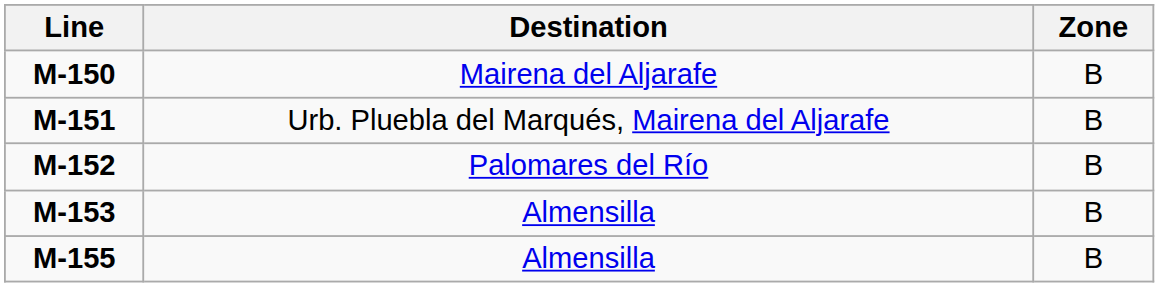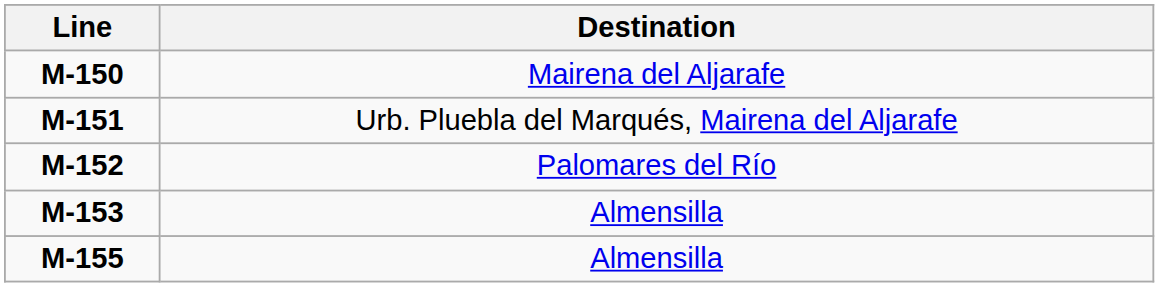- column: (1093, 27)
